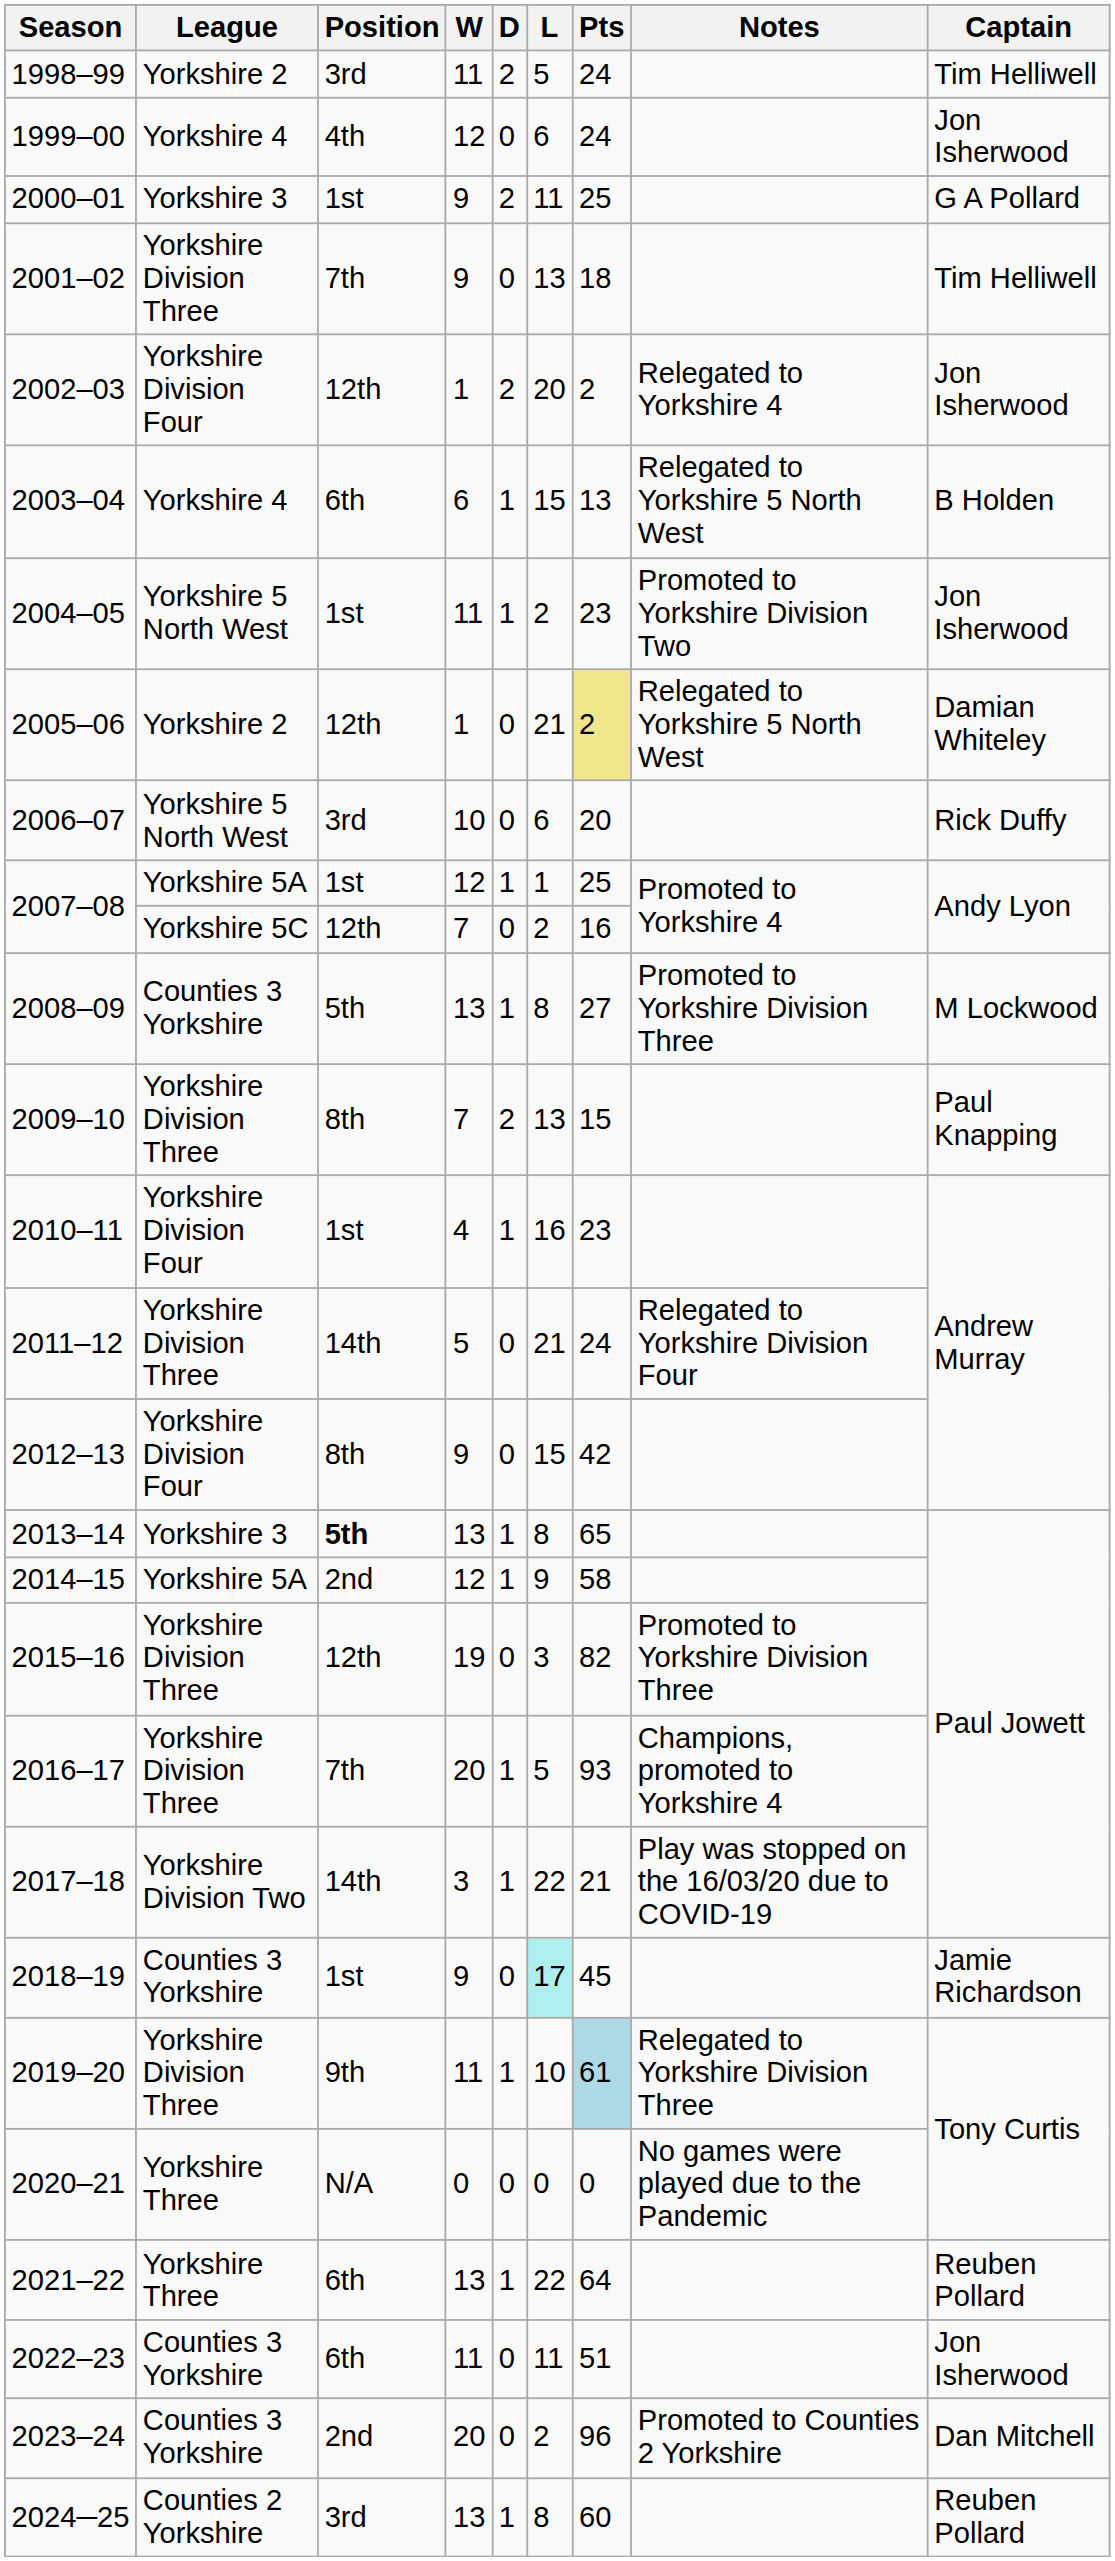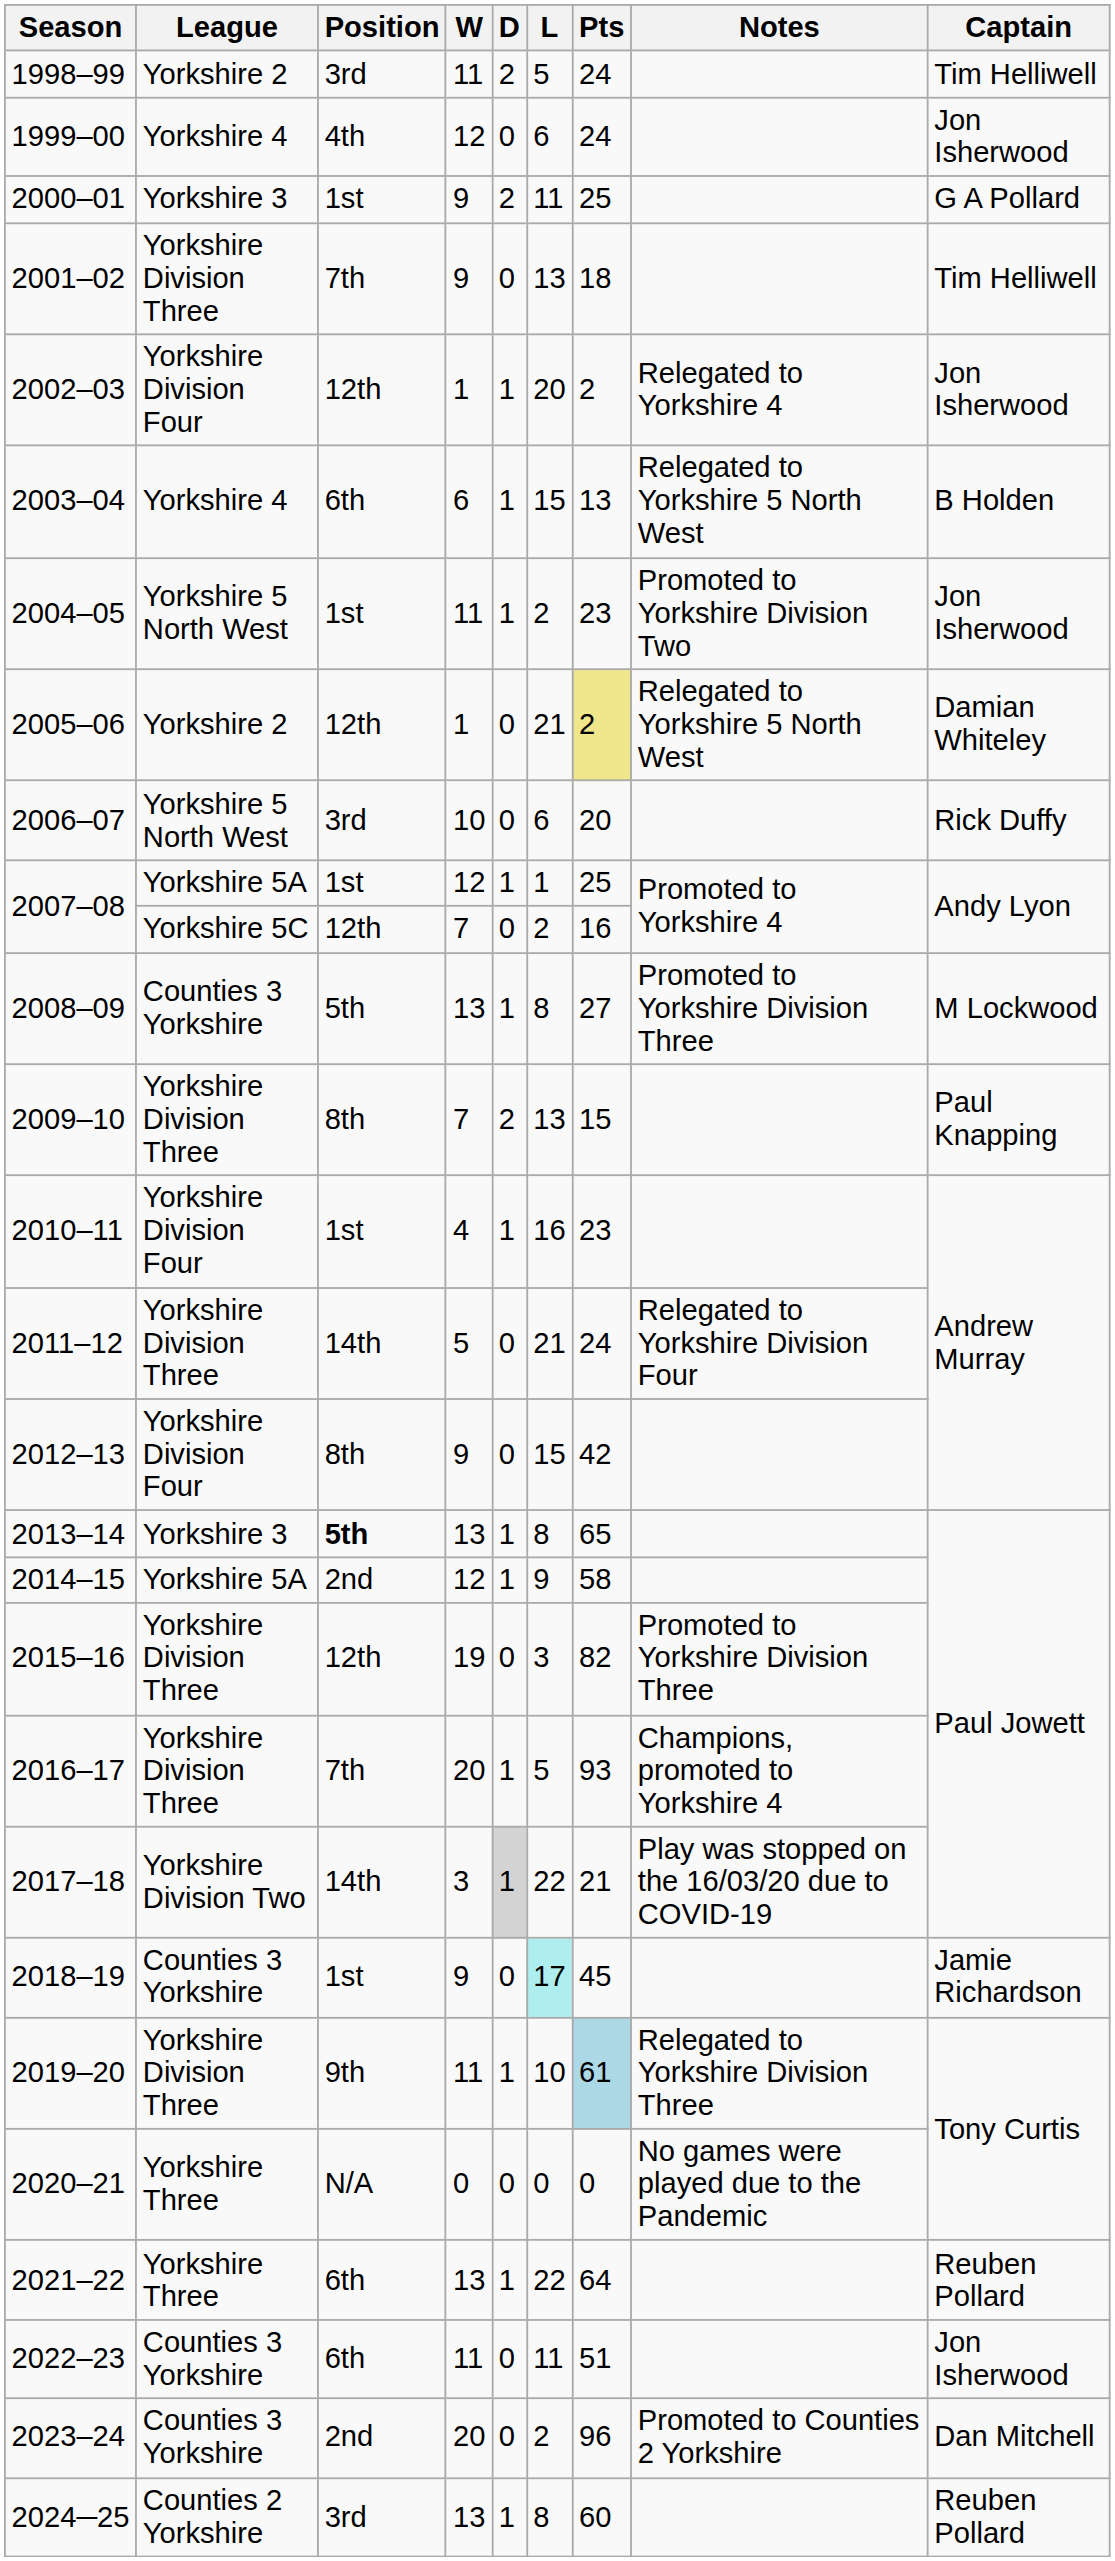(507, 389) 2 -> (507, 389) 1
(507, 1881) no background -> (507, 1881) lightgrey background
